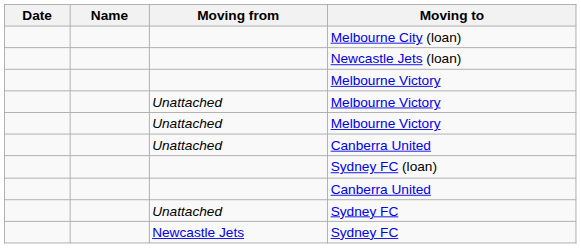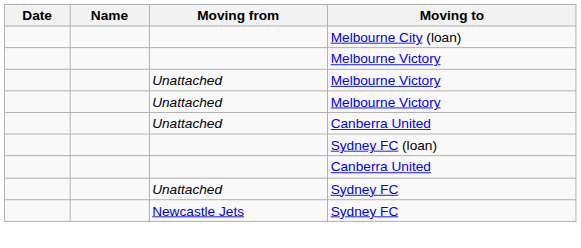- row: (238, 59)
